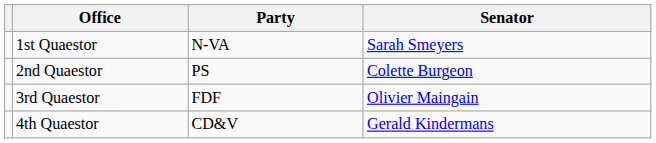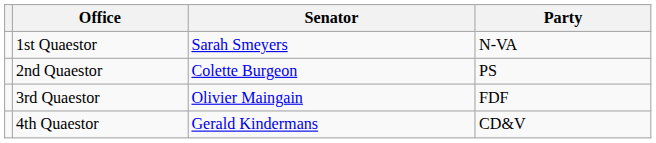columns swapped: (507, 18) <-> (275, 18)
